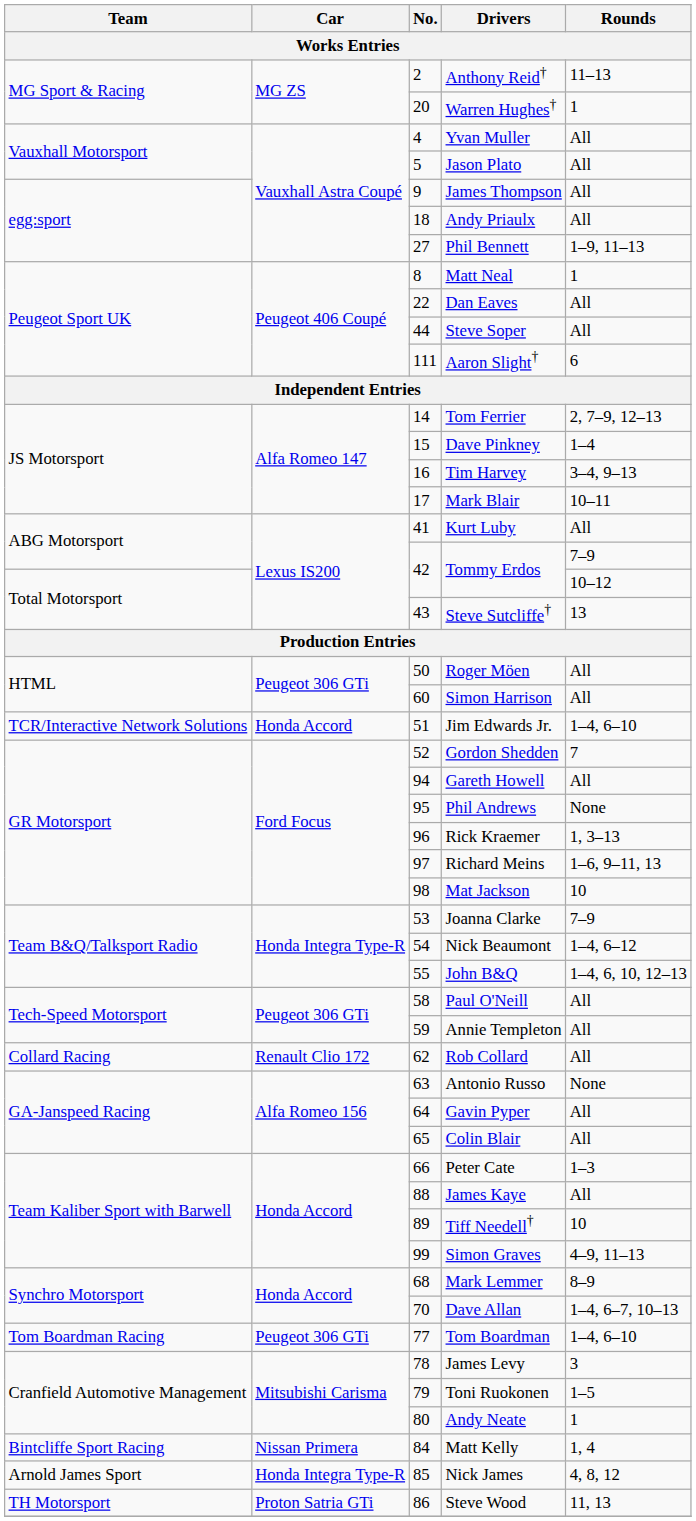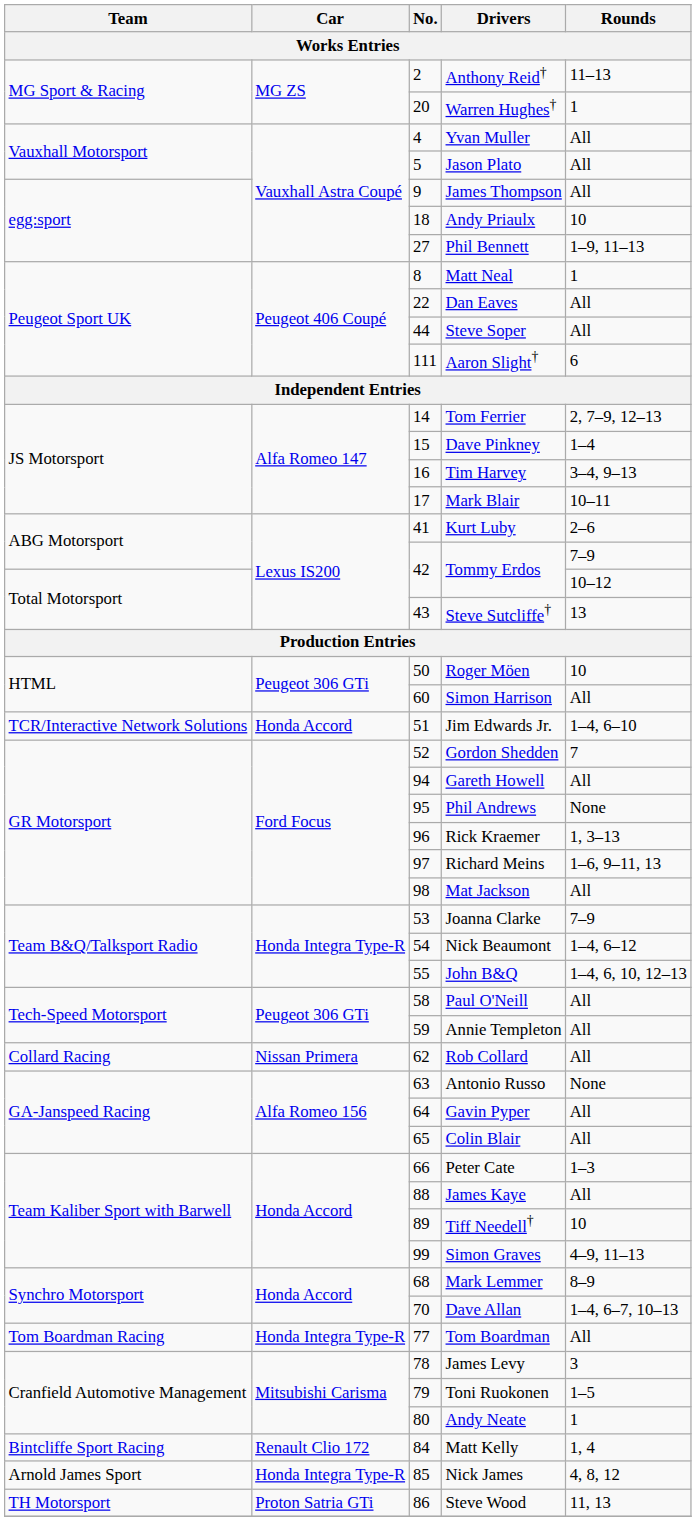(580, 219) All -> (578, 219) 10
(580, 527) All -> (582, 527) 2–6
(580, 670) All -> (578, 670) 10
(578, 890) 10 -> (580, 890) All
(312, 1056) Renault Clio 172 -> (307, 1056) Nissan Primera
(312, 1336) Peugeot 306 GTi -> (330, 1336) Honda Integra Type-R
(603, 1336) 1–4, 6–10 -> (580, 1336) All
(307, 1447) Nissan Primera -> (312, 1447) Renault Clio 172
